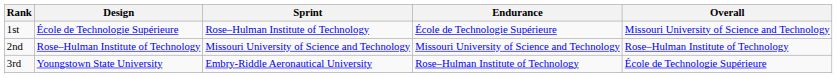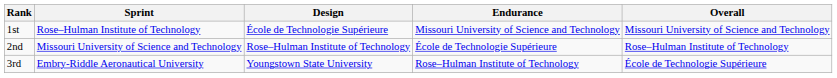columns swapped: (119, 13) <-> (308, 13)
(486, 30) École de Technologie Supérieure -> (518, 30) Missouri University of Science and Technology
(518, 47) Missouri University of Science and Technology -> (486, 47) École de Technologie Supérieure
